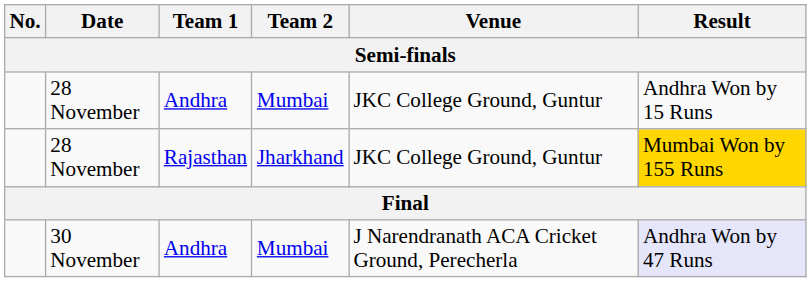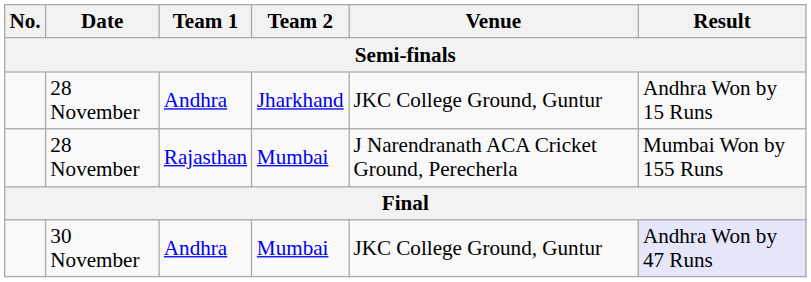(293, 100) Mumbai -> (300, 100) Jharkhand
(300, 157) Jharkhand -> (293, 157) Mumbai
(478, 157) JKC College Ground, Guntur -> (475, 157) J Narendranath ACA Cricket Ground, Perecherla
(714, 157) gold background -> (714, 157) no background
(475, 248) J Narendranath ACA Cricket Ground, Perecherla -> (478, 248) JKC College Ground, Guntur
